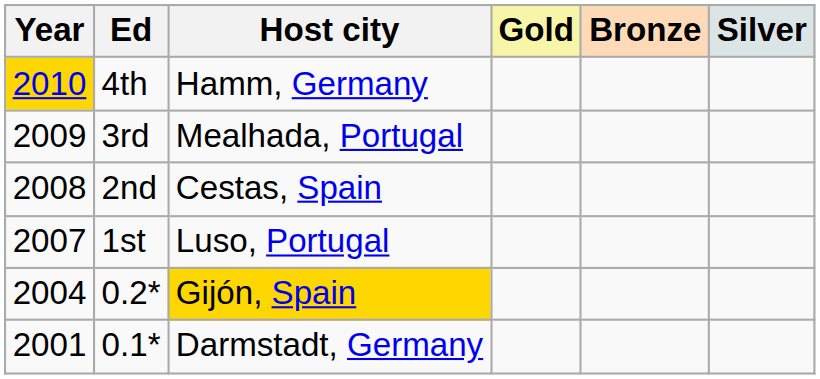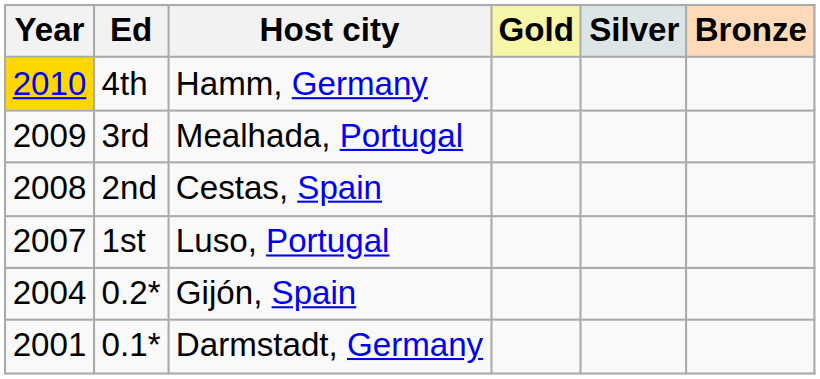columns swapped: (762, 30) <-> (645, 30)
(266, 293) gold background -> (266, 293) no background
